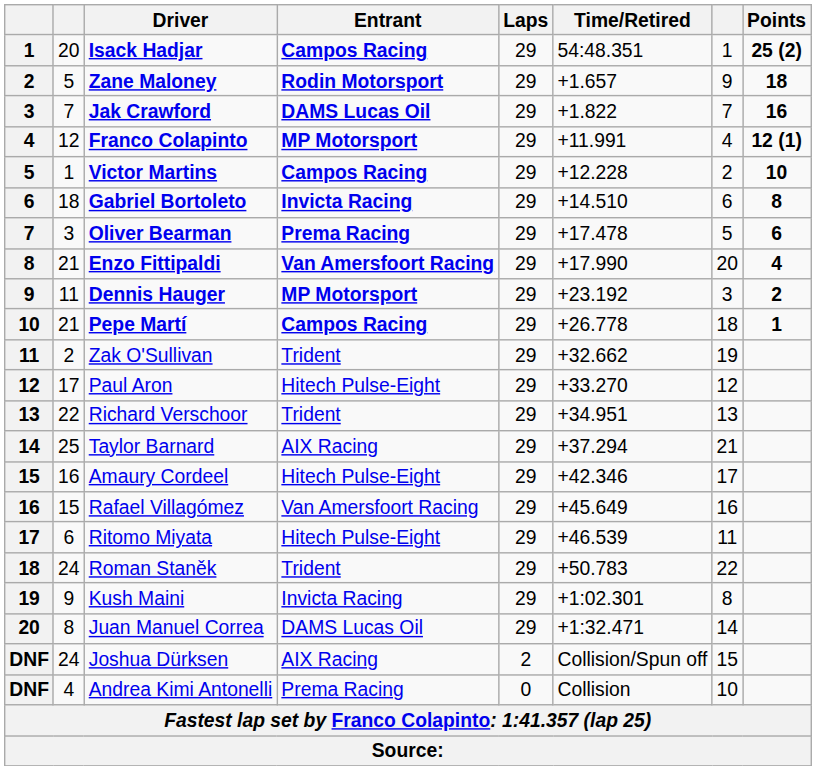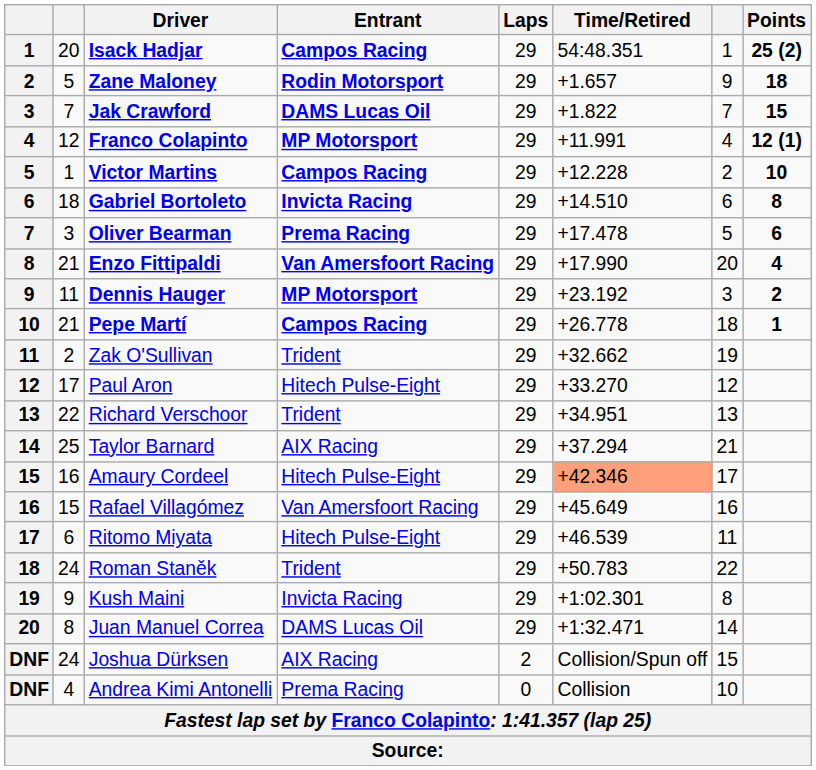(777, 111) 16 -> (777, 111) 15
(593, 476) no background -> (593, 476) lightsalmon background
